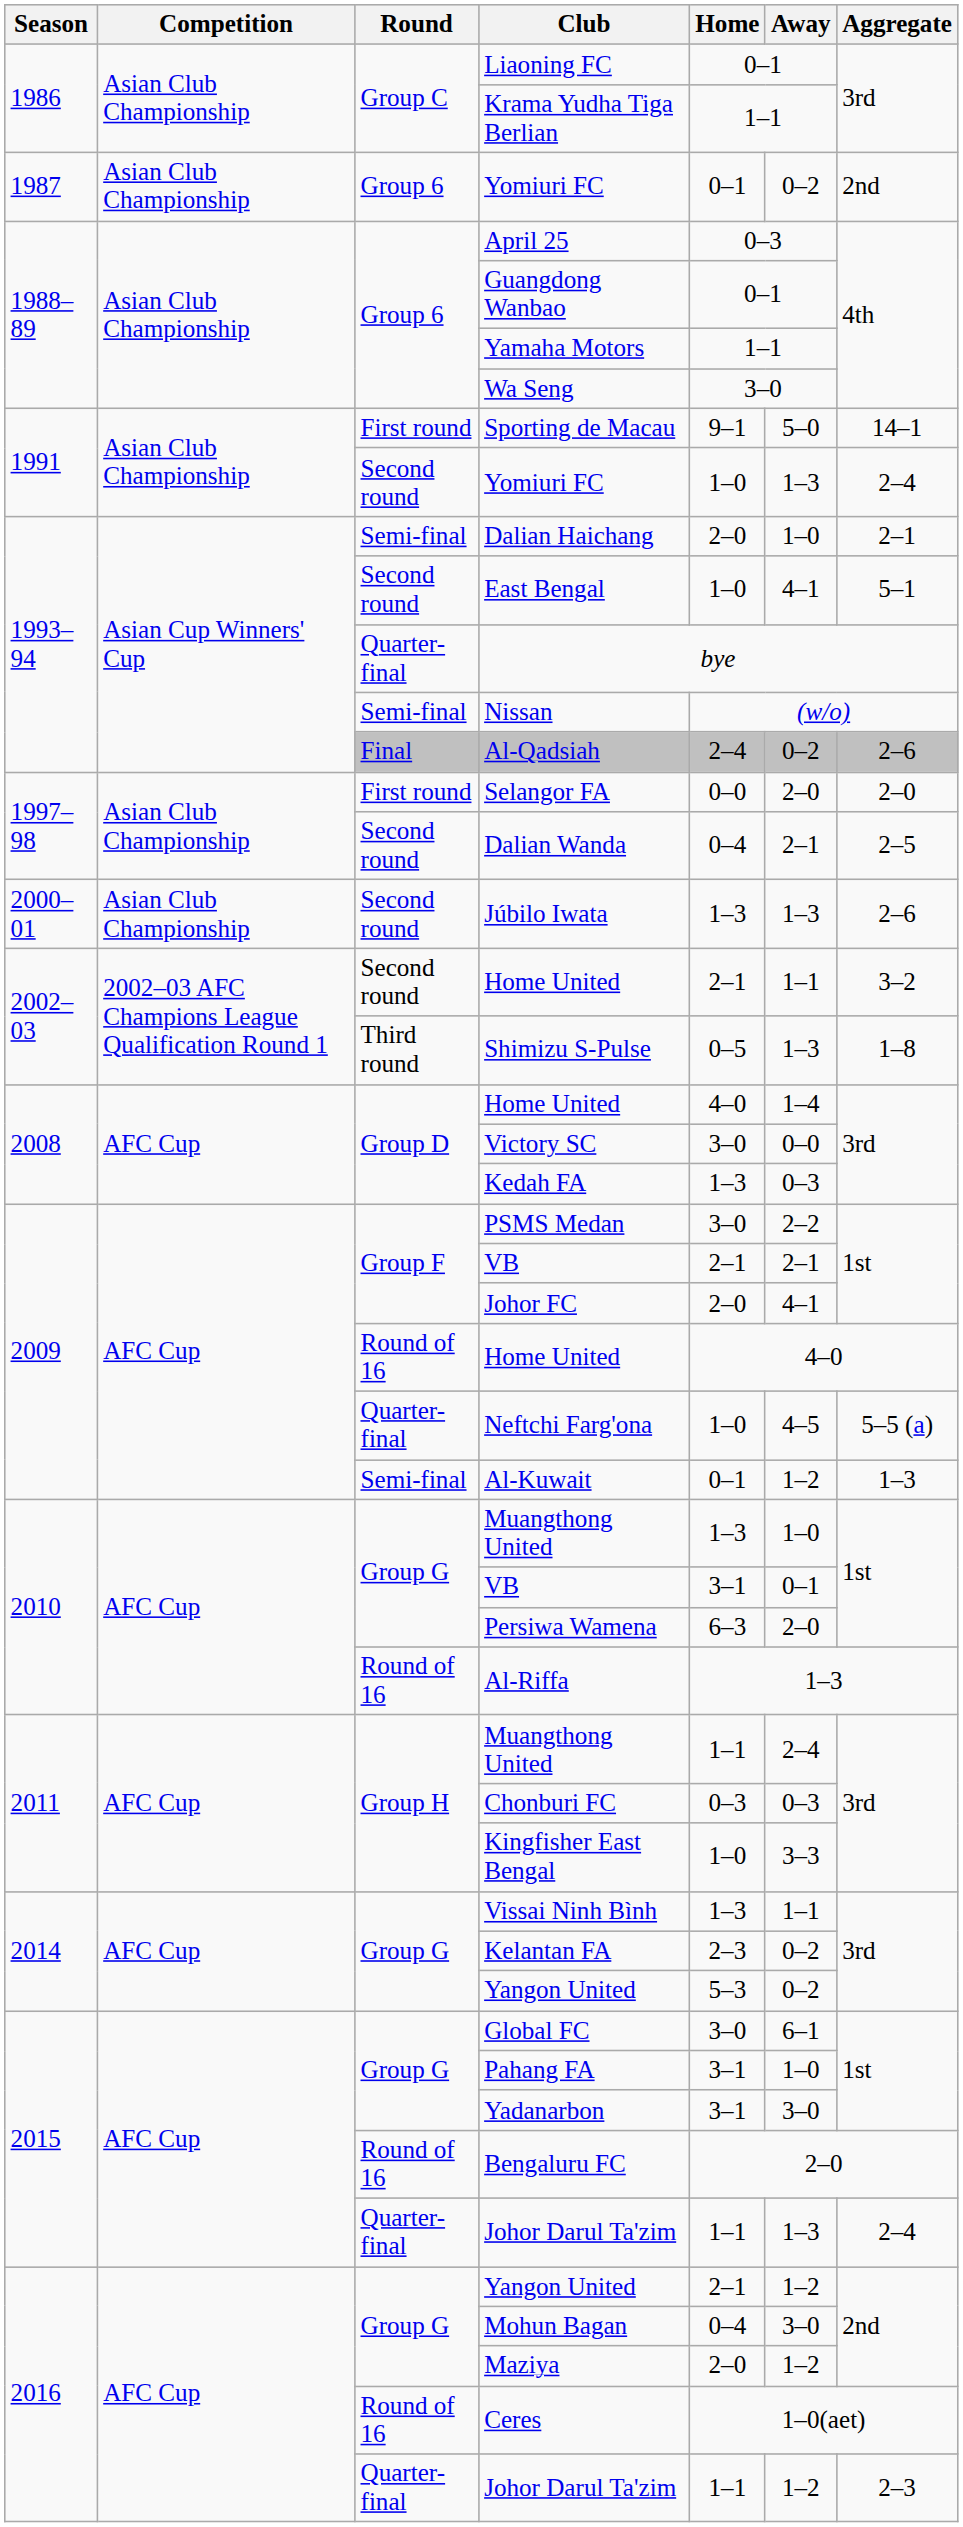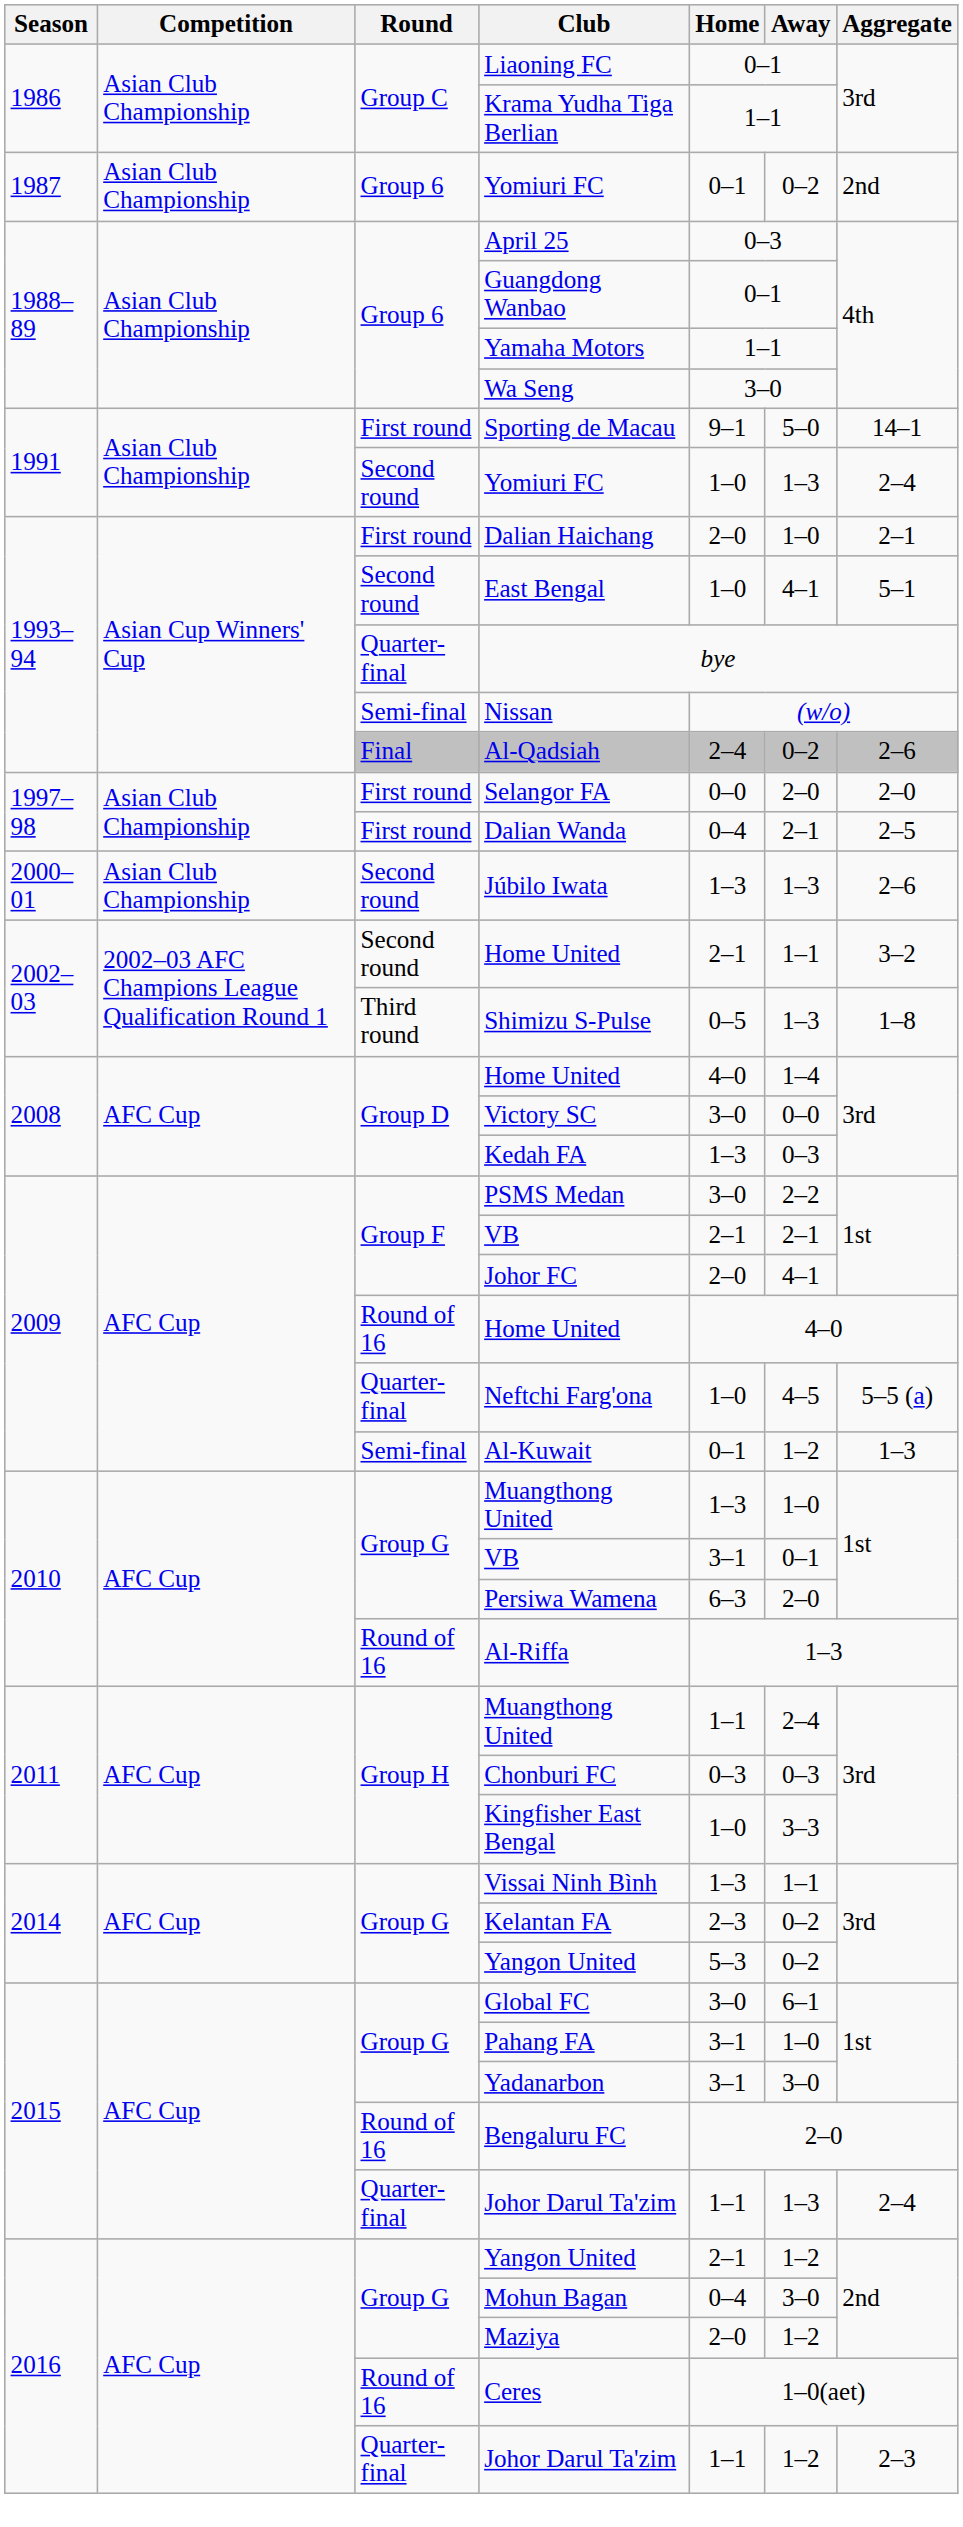(414, 535) Semi-final -> (416, 535) First round
(397, 845) Second round -> (416, 831) First round
